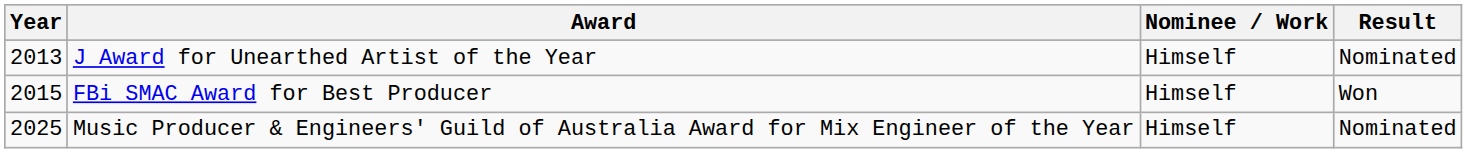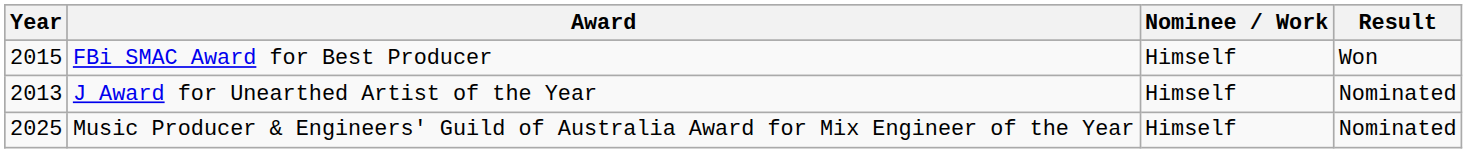rows swapped: (335, 58) <-> (283, 94)
